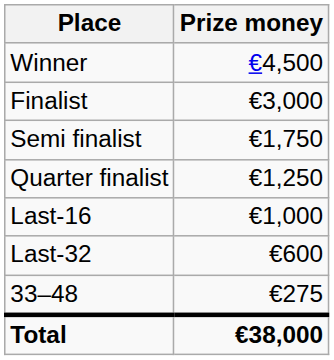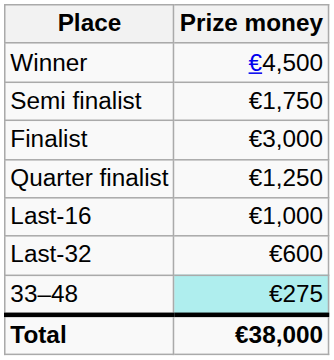rows swapped: (49, 100) <-> (76, 139)
(296, 293) no background -> (296, 293) paleturquoise background
